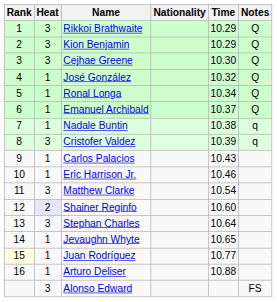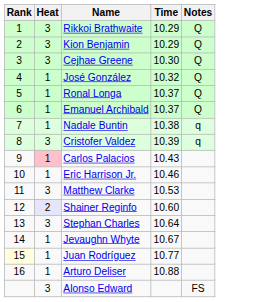- column: (180, 12)
(223, 93) 10.34 -> (166, 93) 10.37
(48, 158) no background -> (48, 158) pink background
(223, 191) 10.54 -> (166, 191) 10.53
(223, 239) 10.65 -> (166, 239) 10.67
